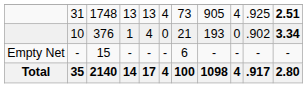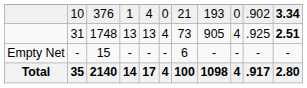rows swapped: (77, 14) <-> (77, 33)
